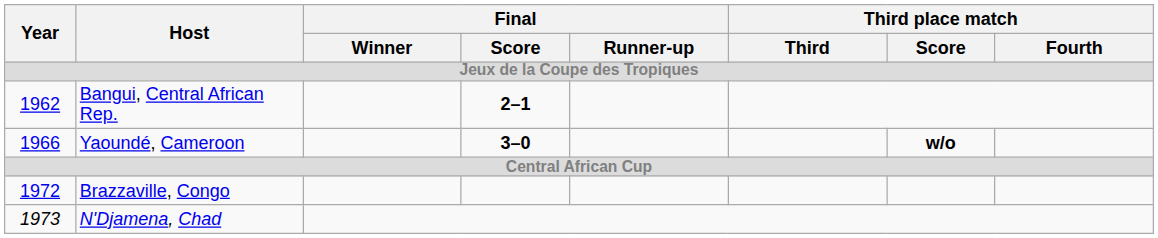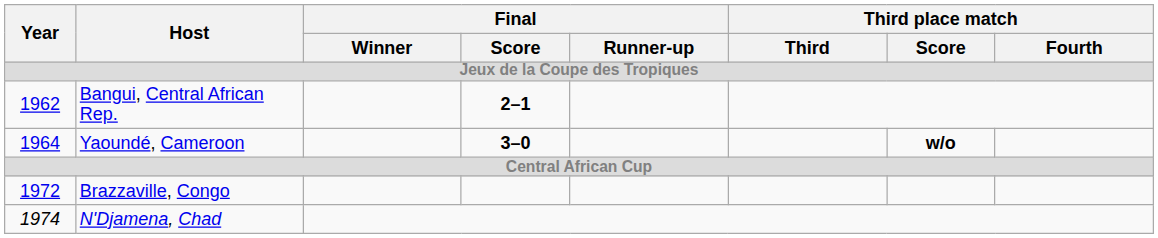(40, 143) 1966 -> (40, 143) 1964
(40, 219) 1973 -> (40, 219) 1974
